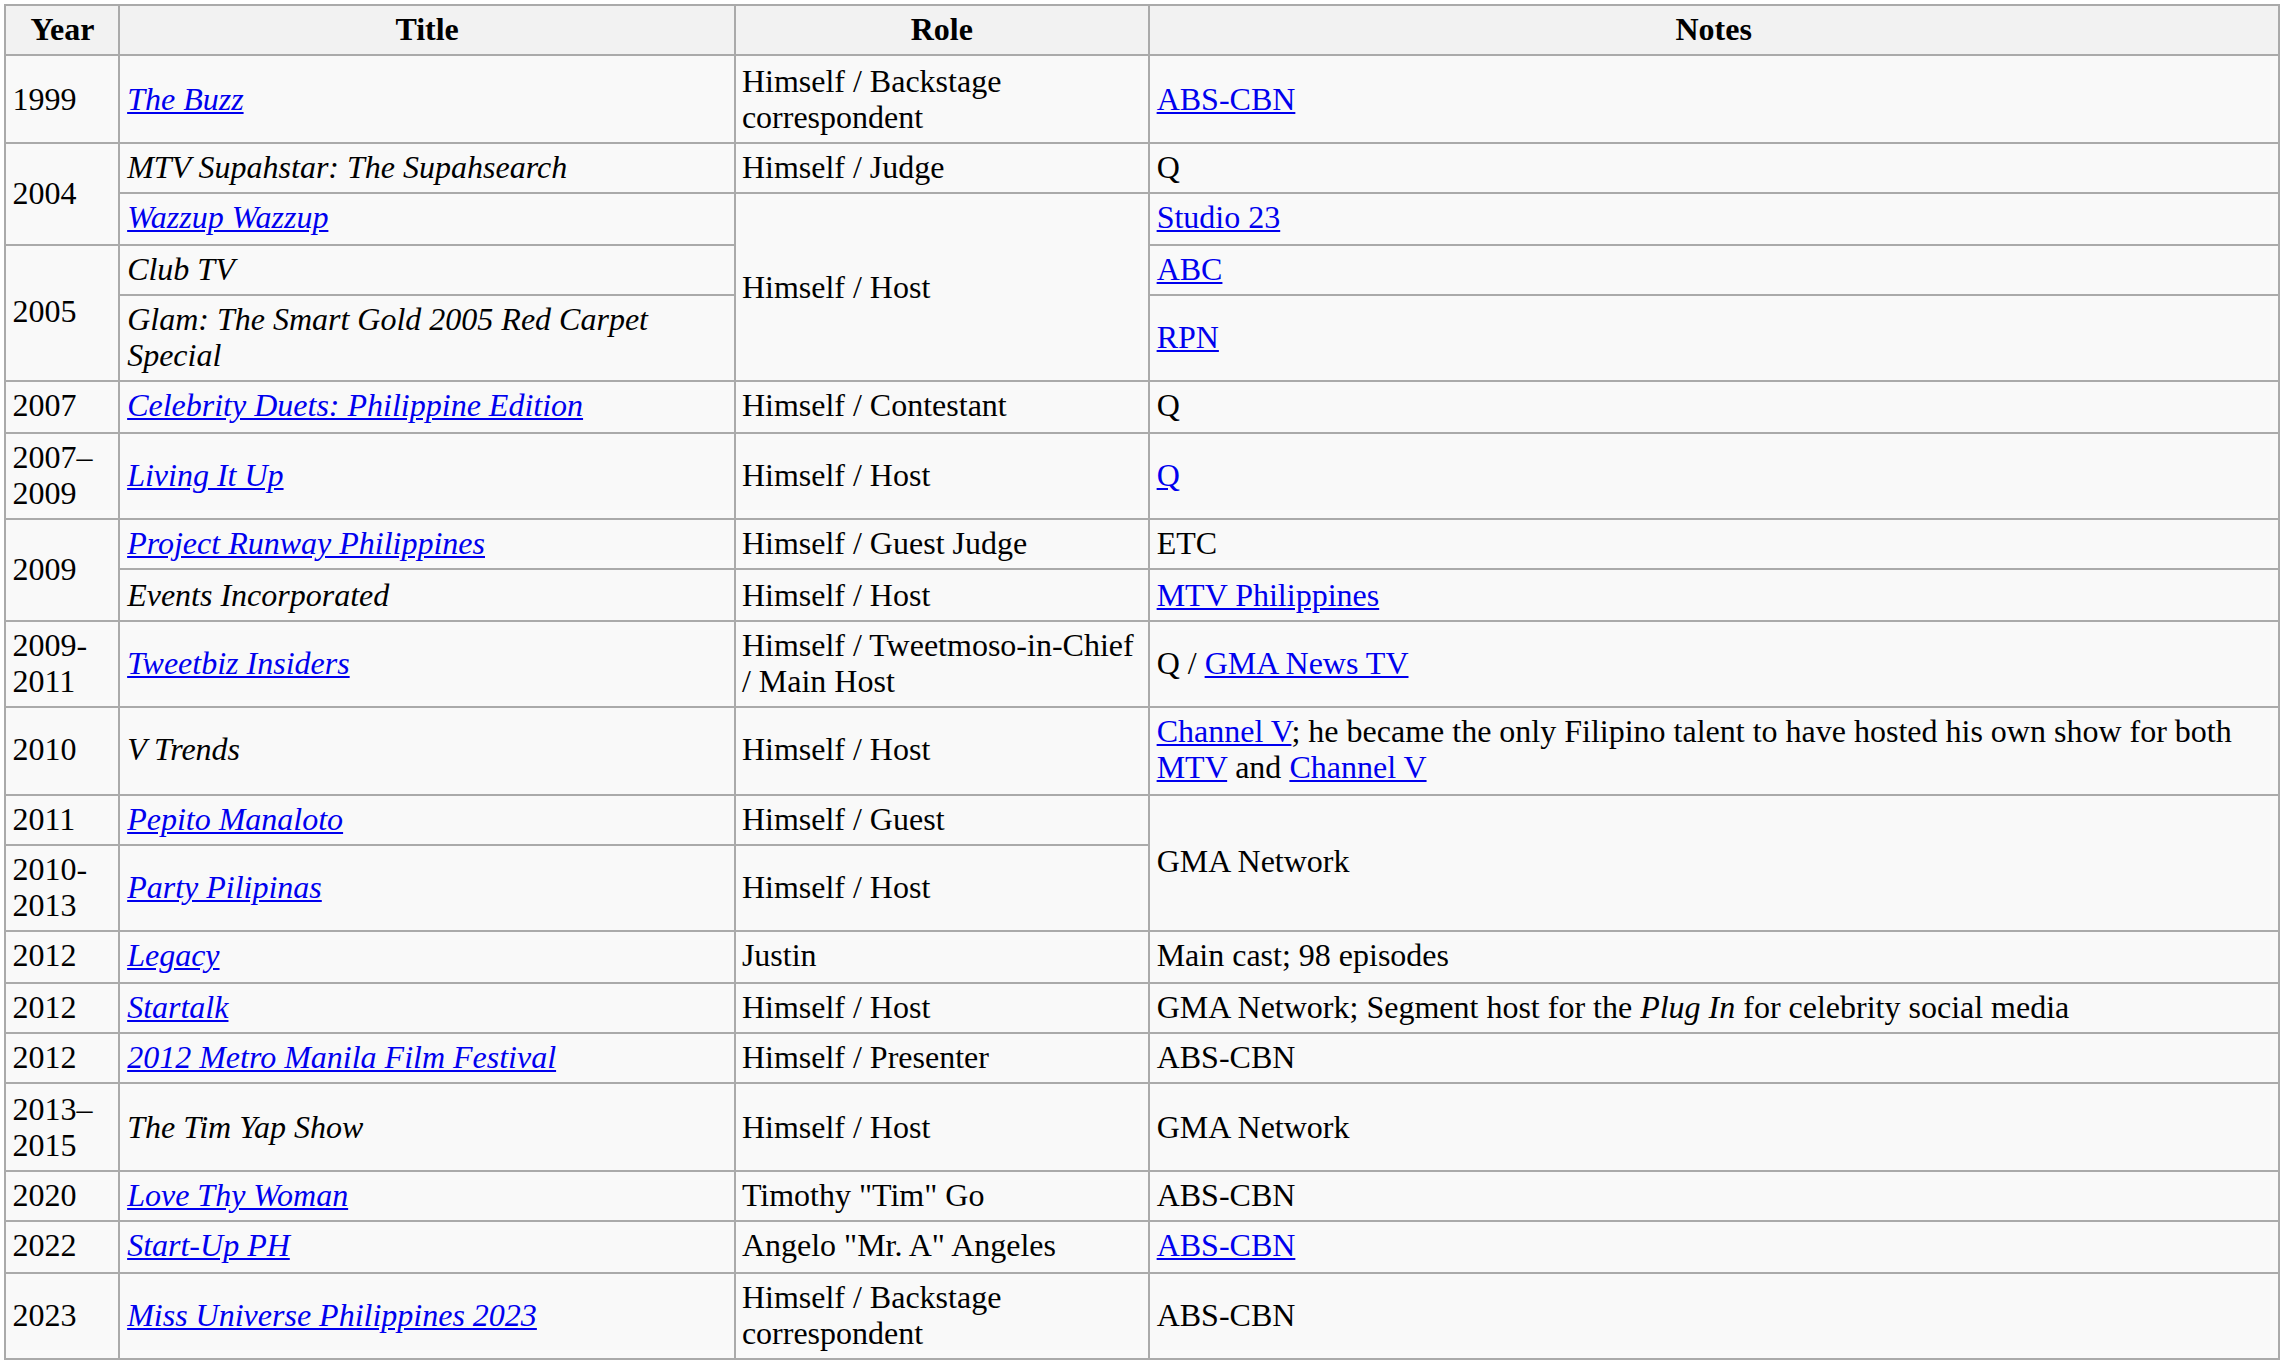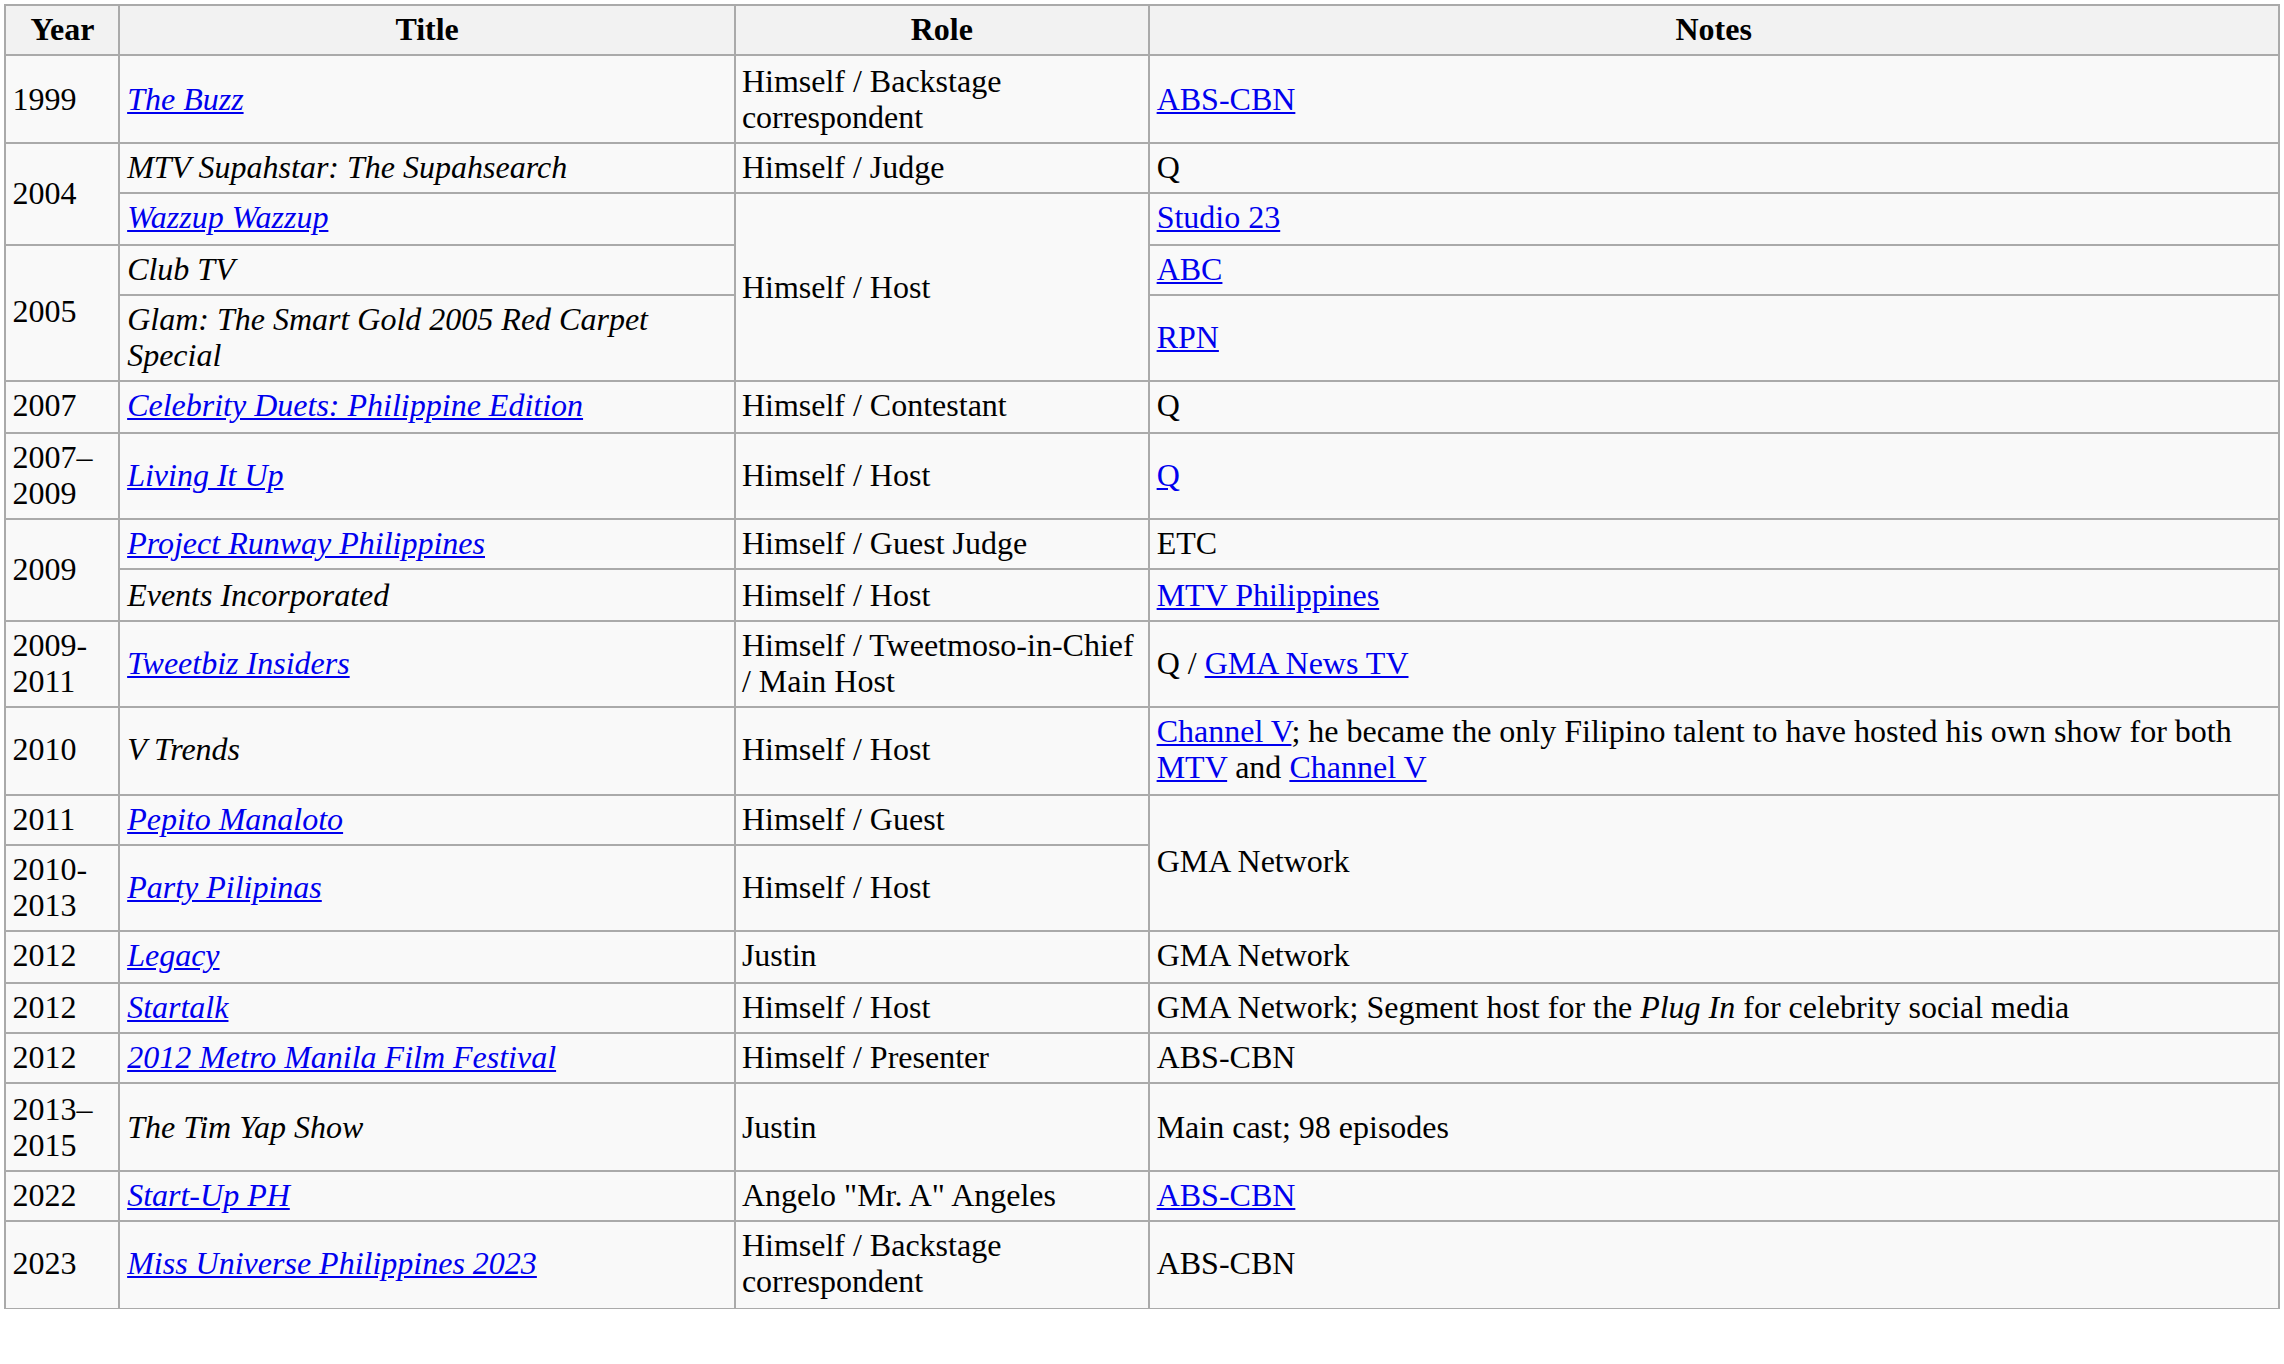(1303, 956) Main cast; 98 episodes -> (1253, 956) GMA Network
(836, 1126) Himself / Host -> (779, 1126) Justin
(1253, 1126) GMA Network -> (1303, 1126) Main cast; 98 episodes
- row: (238, 1195)
